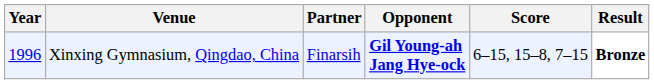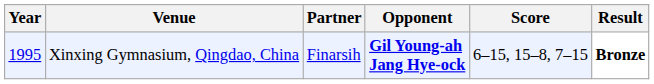(25, 55) 1996 -> (25, 55) 1995
